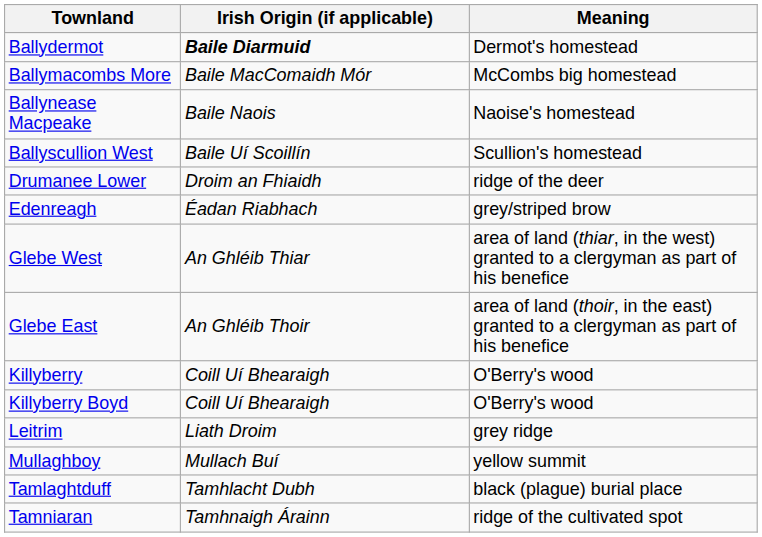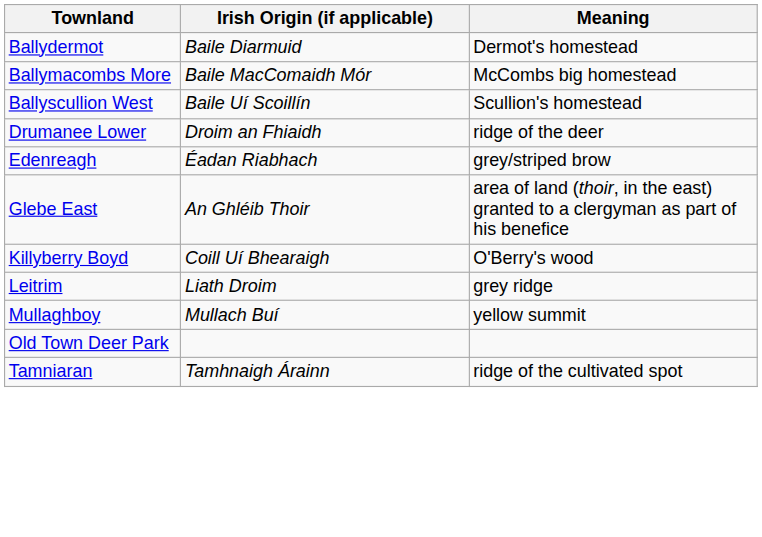(248, 47) bold -> (243, 47) normal
- row: (53, 114)
- row: (55, 257)
- row: (46, 375)
+ row: (89, 343)
- row: (60, 488)
